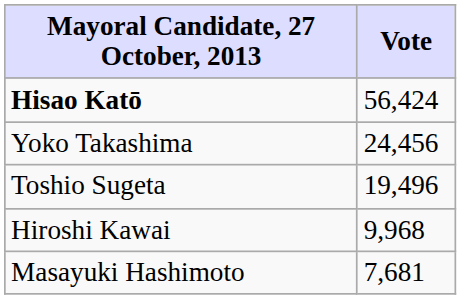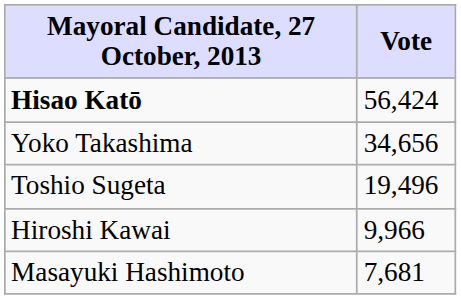(401, 142) 24,456 -> (401, 142) 34,656
(394, 229) 9,968 -> (394, 229) 9,966
